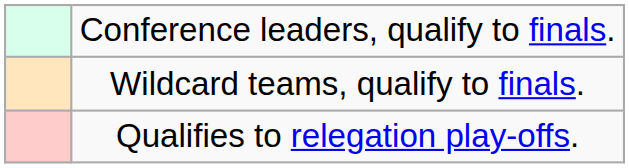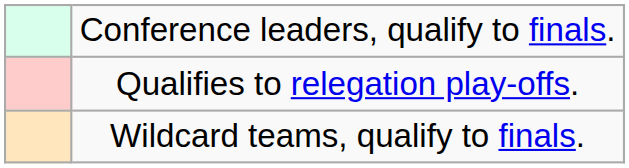rows swapped: (348, 83) <-> (348, 135)
